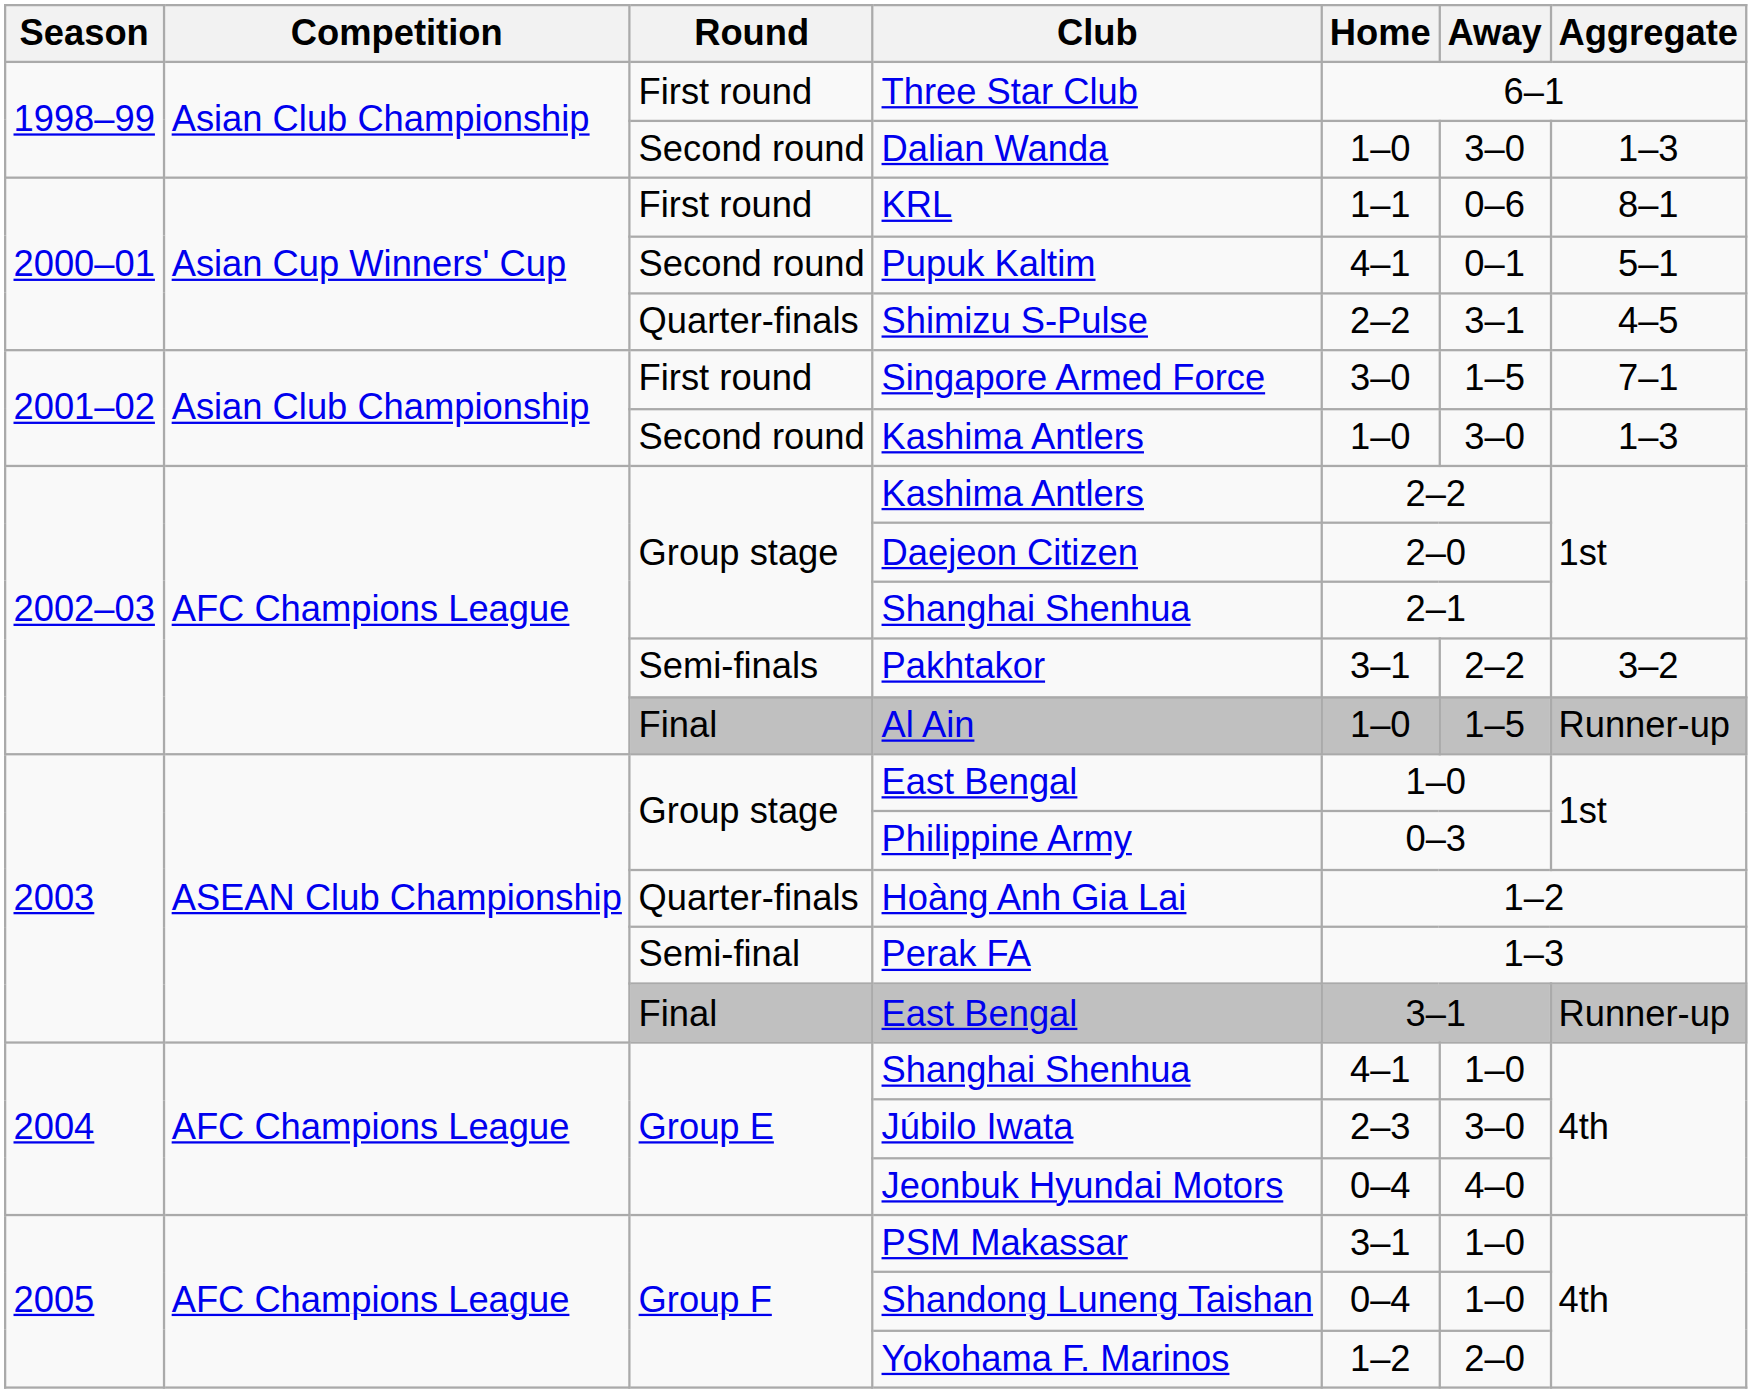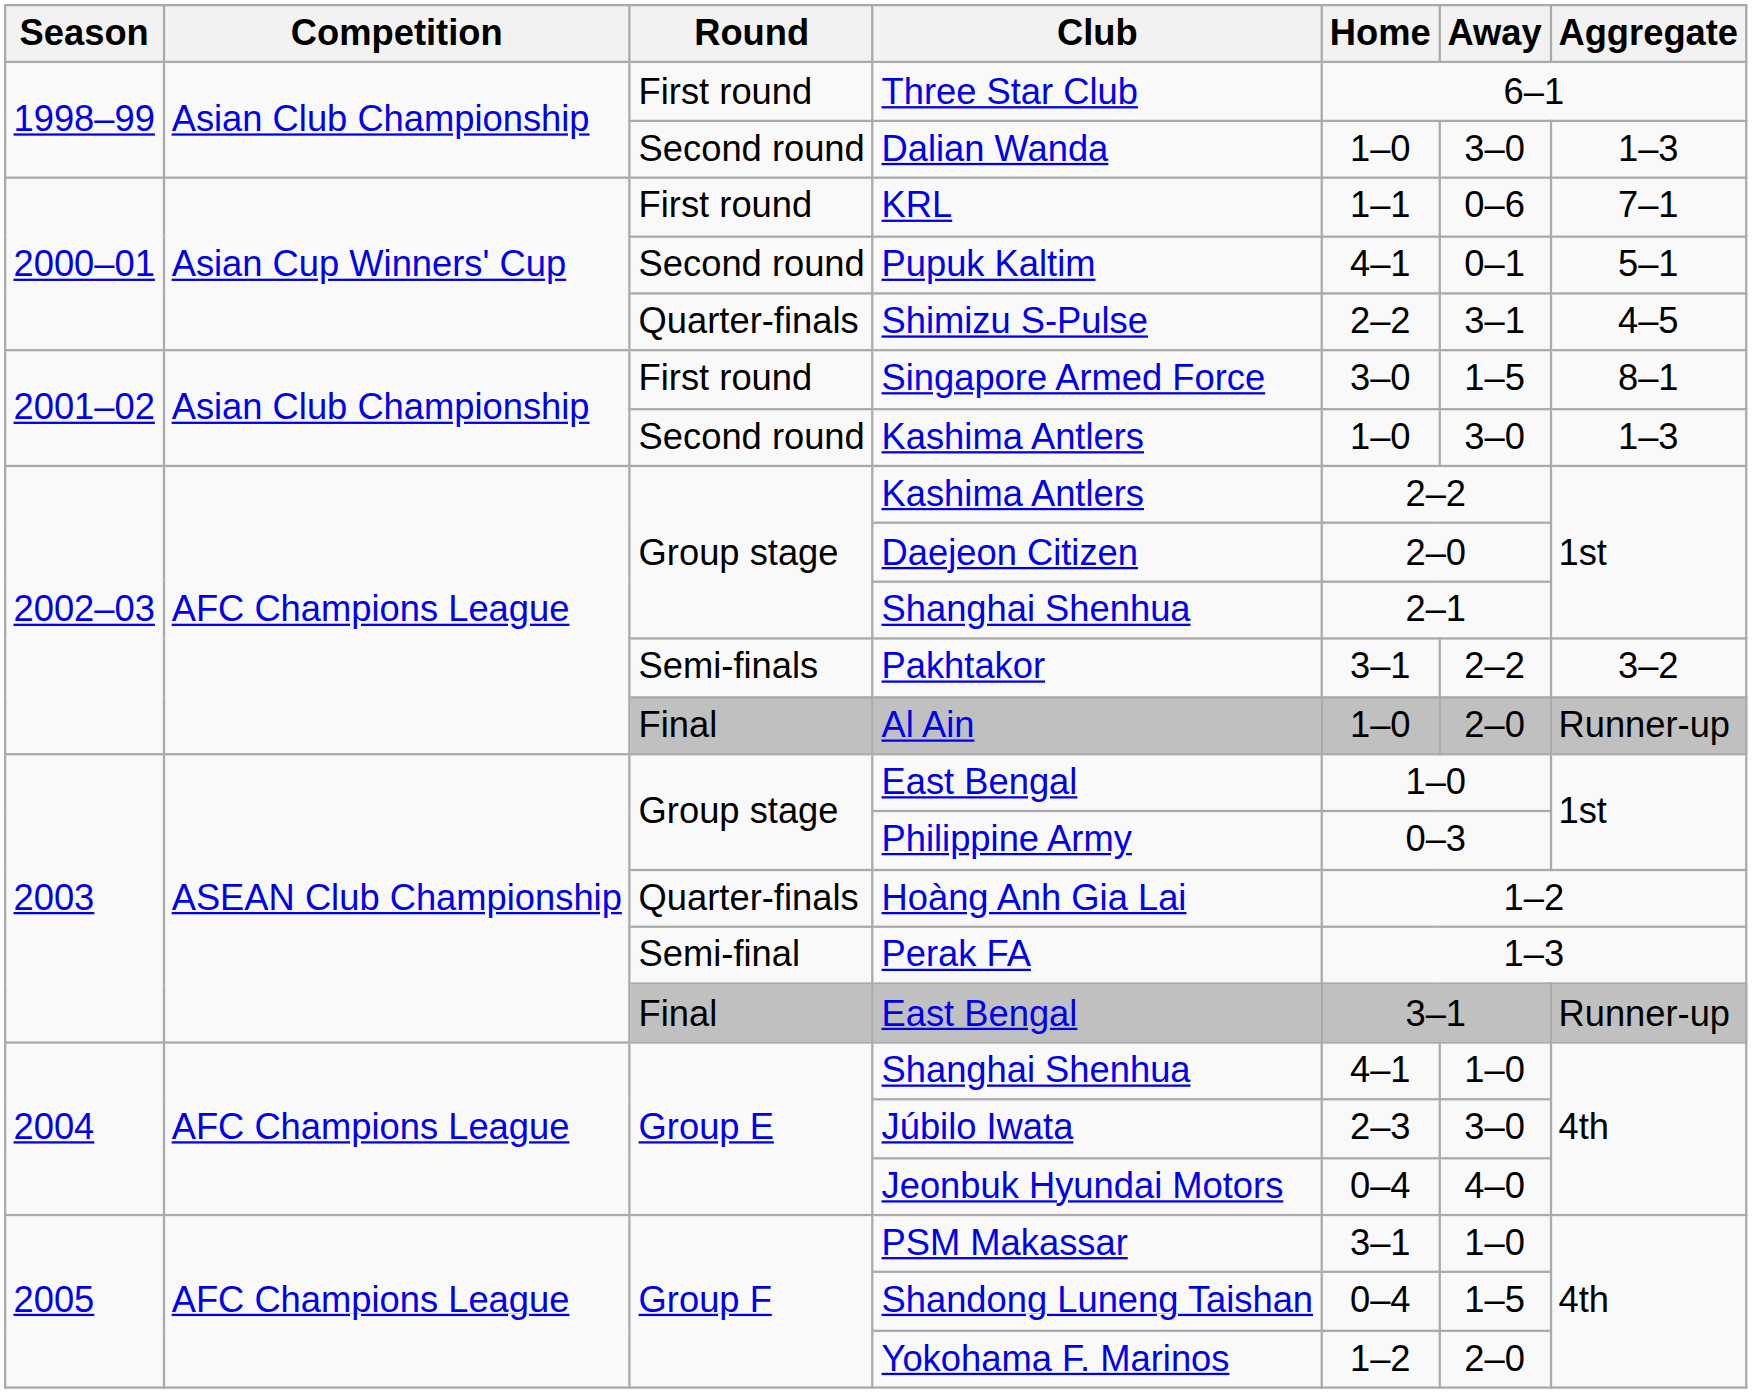(1648, 206) 8–1 -> (1648, 206) 7–1
(1648, 378) 7–1 -> (1648, 378) 8–1
(1495, 724) 1–5 -> (1495, 724) 2–0
(1495, 1300) 1–0 -> (1495, 1300) 1–5
